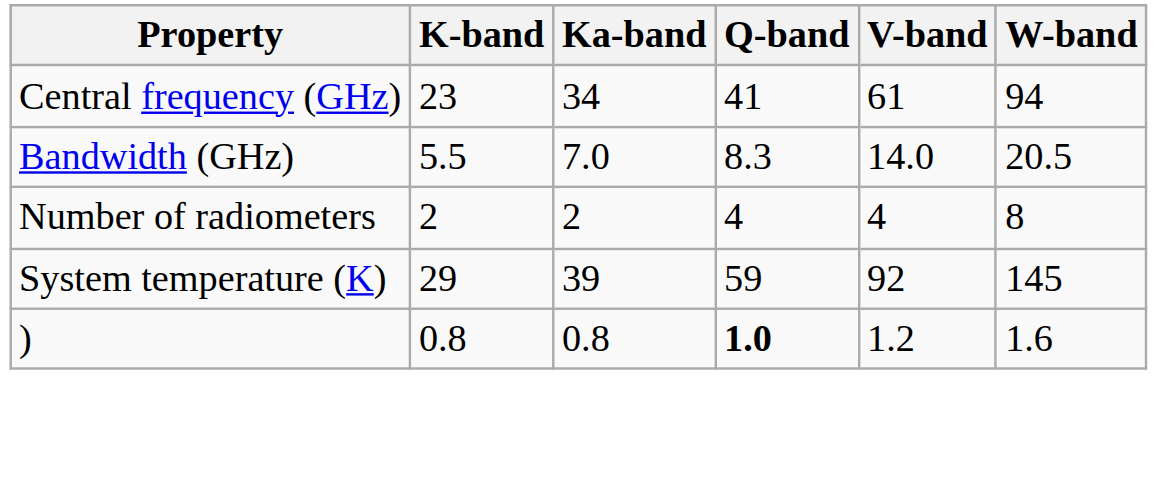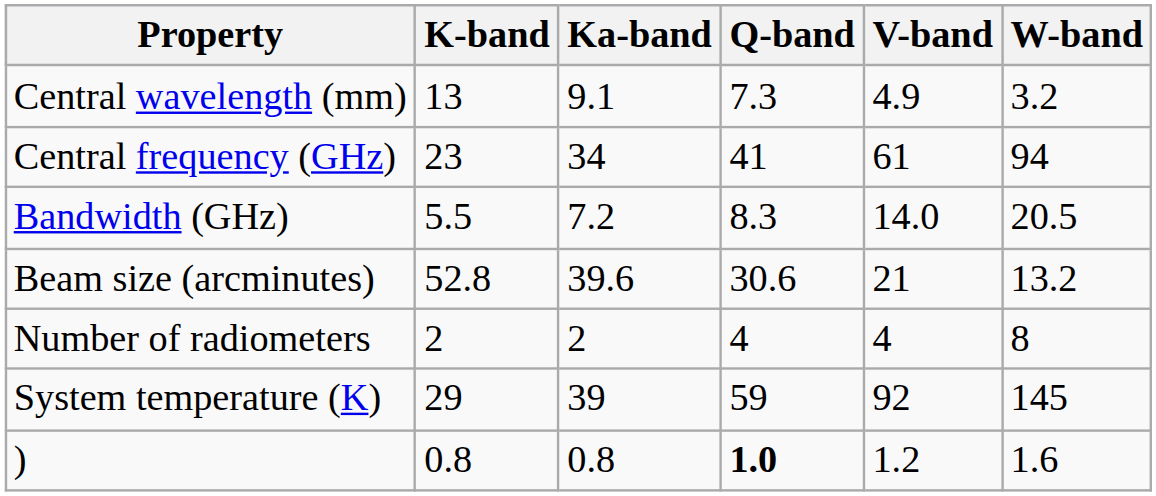+ row: (210, 95)
(586, 156) 7.0 -> (591, 216) 7.2
+ row: (194, 277)
